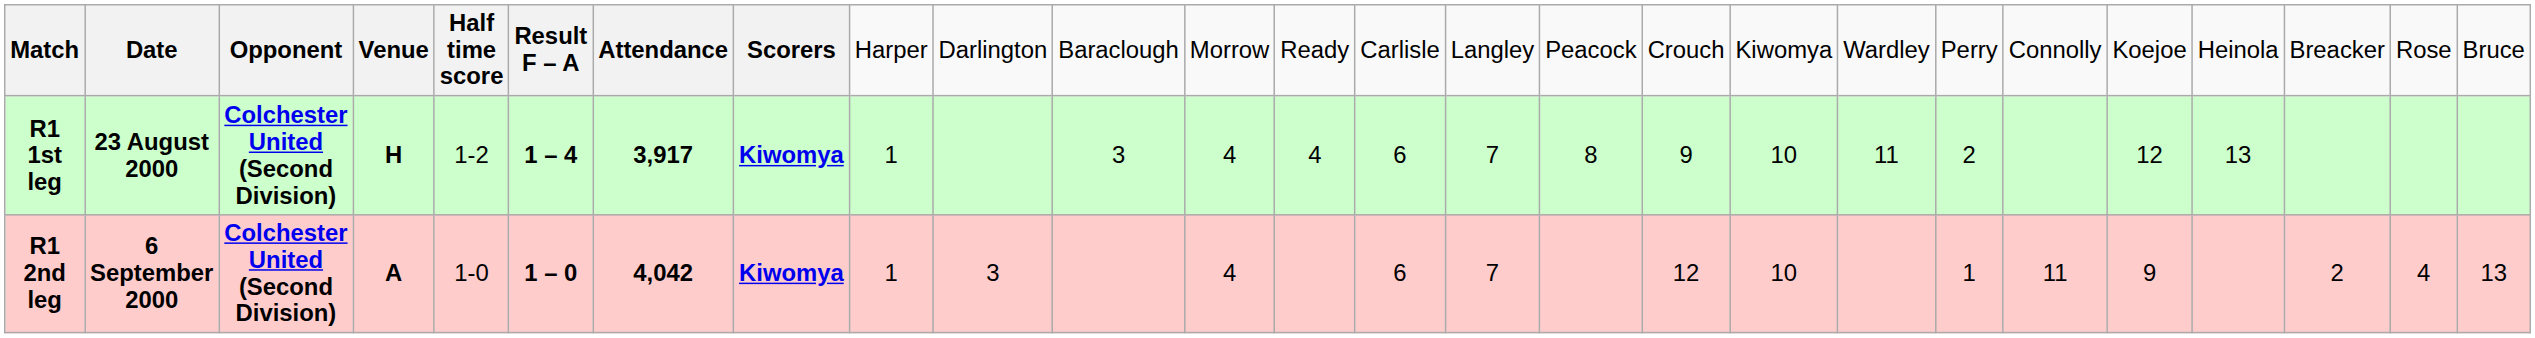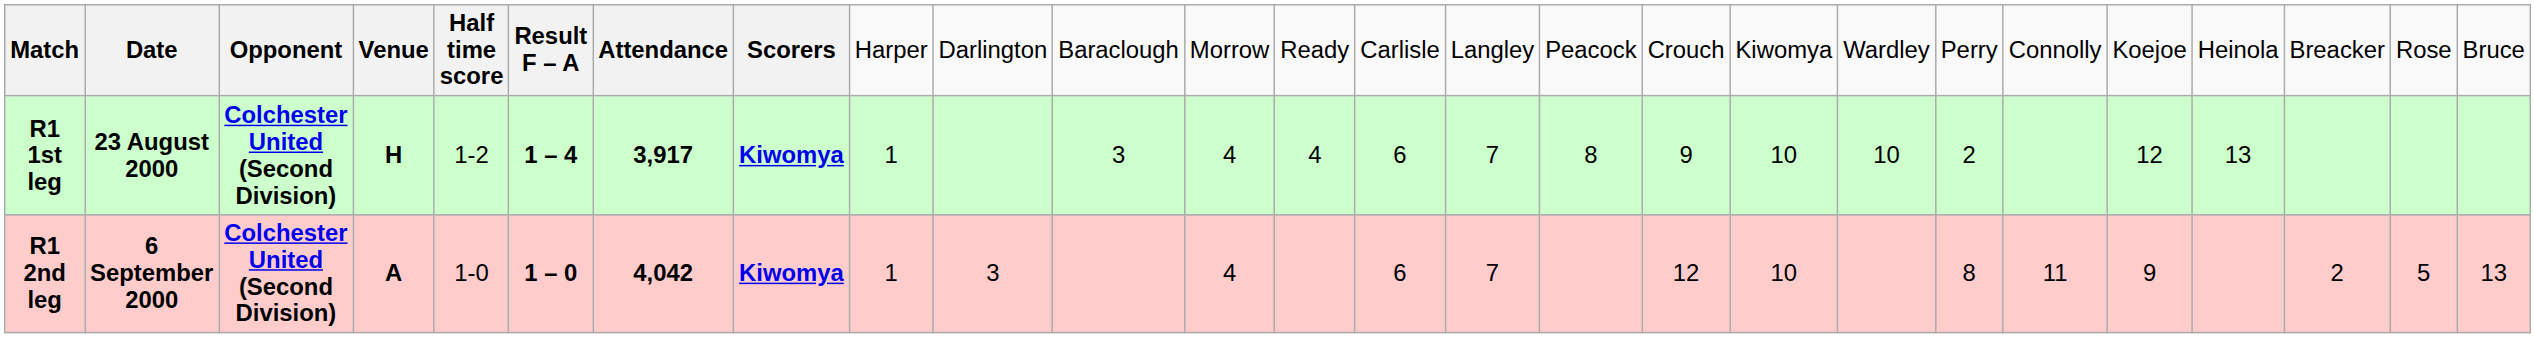(1886, 155) 11 -> (1886, 155) 10
(1969, 273) 1 -> (1969, 273) 8
(2424, 273) 4 -> (2424, 273) 5
